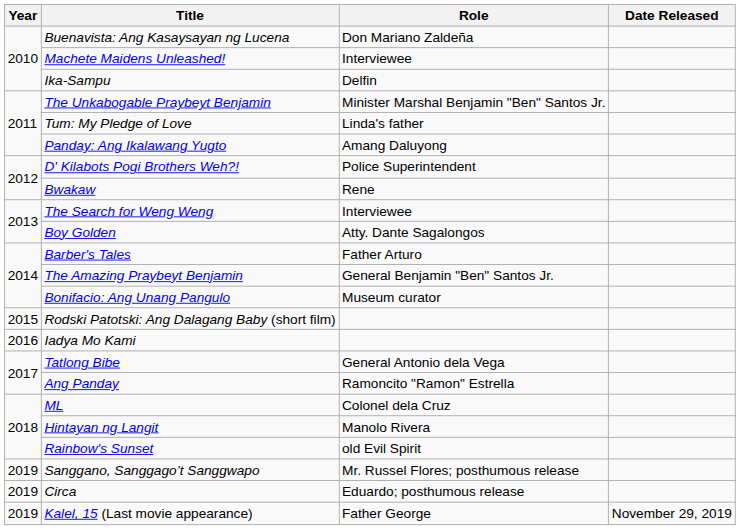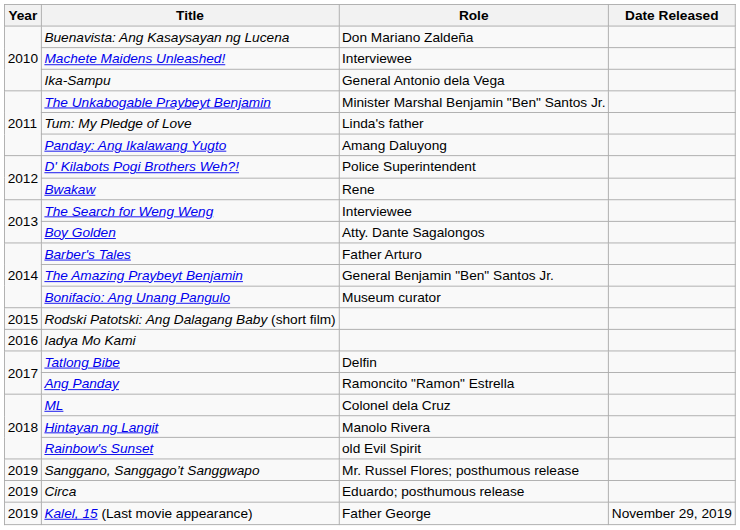(359, 80) Delfin -> (423, 80) General Antonio dela Vega
(423, 362) General Antonio dela Vega -> (359, 362) Delfin
